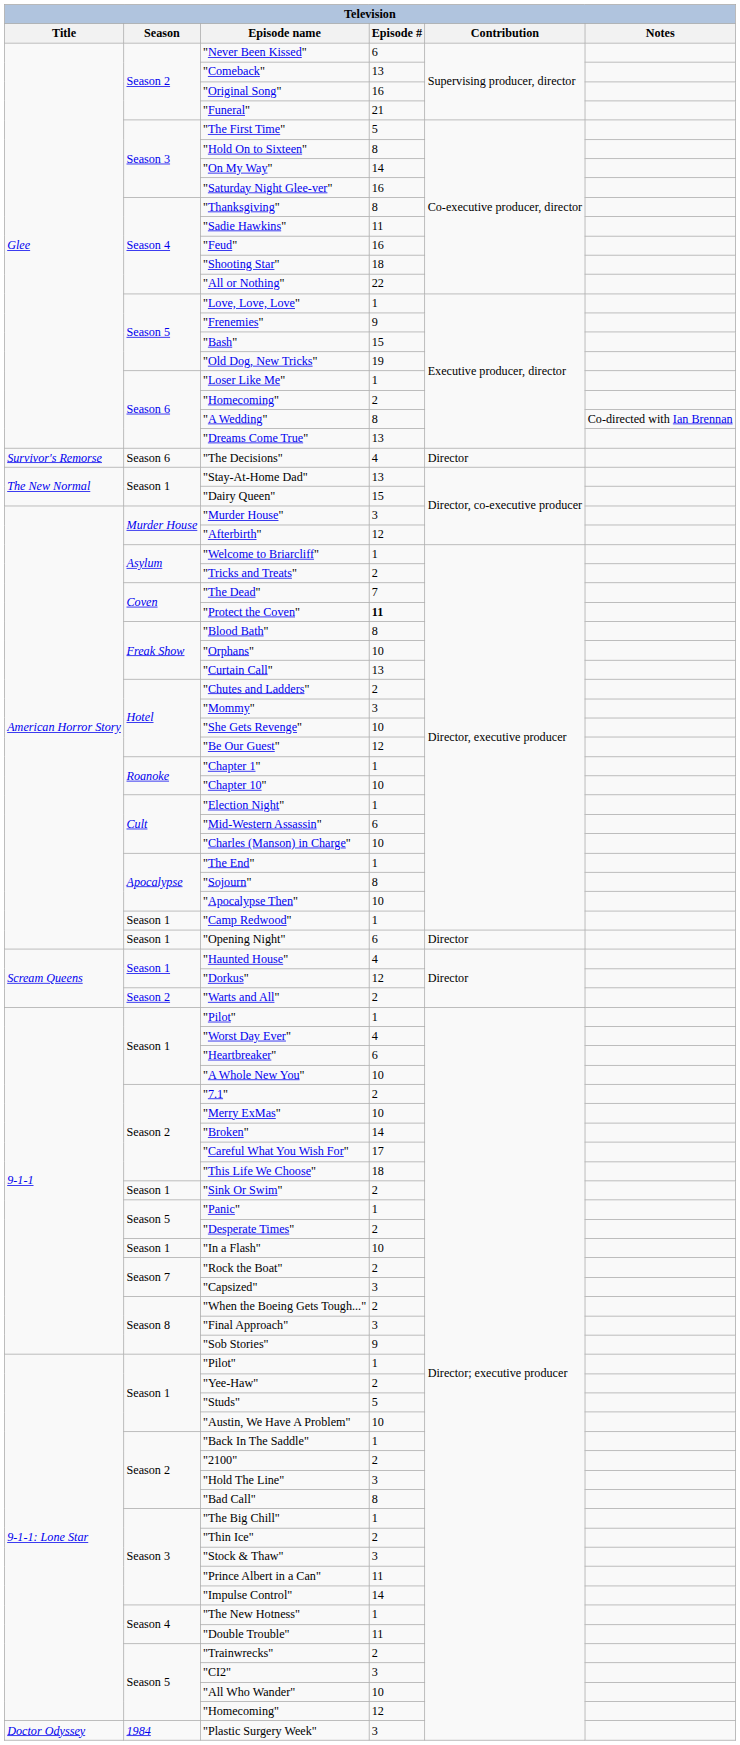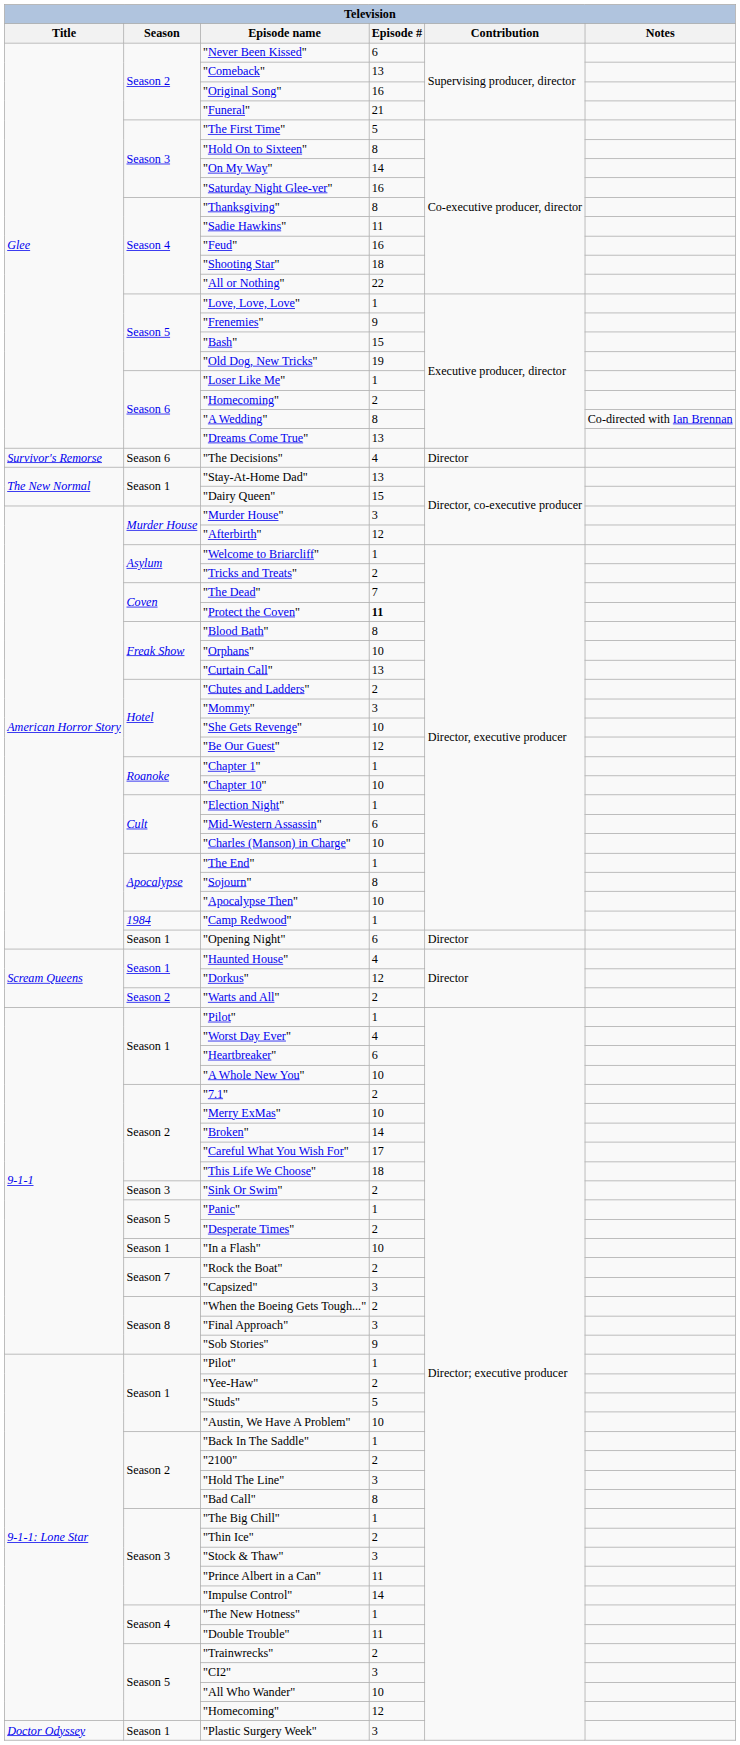(148, 920) Season 1 -> (139, 920) 1984
(148, 1190) Season 1 -> (148, 1190) Season 3
(139, 1730) 1984 -> (148, 1730) Season 1
